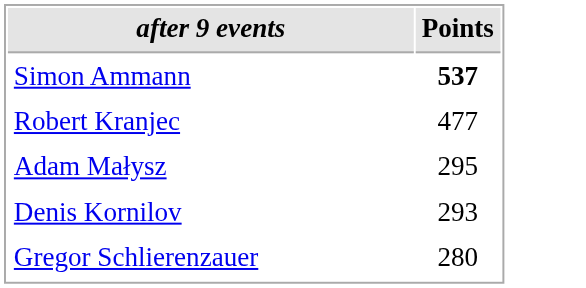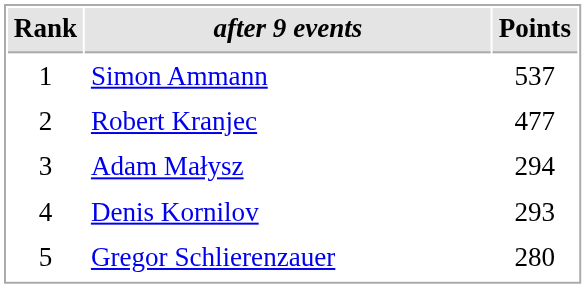+ column: (45, 29)
(458, 76) bold -> (535, 76) normal
(458, 167) 295 -> (535, 167) 294
